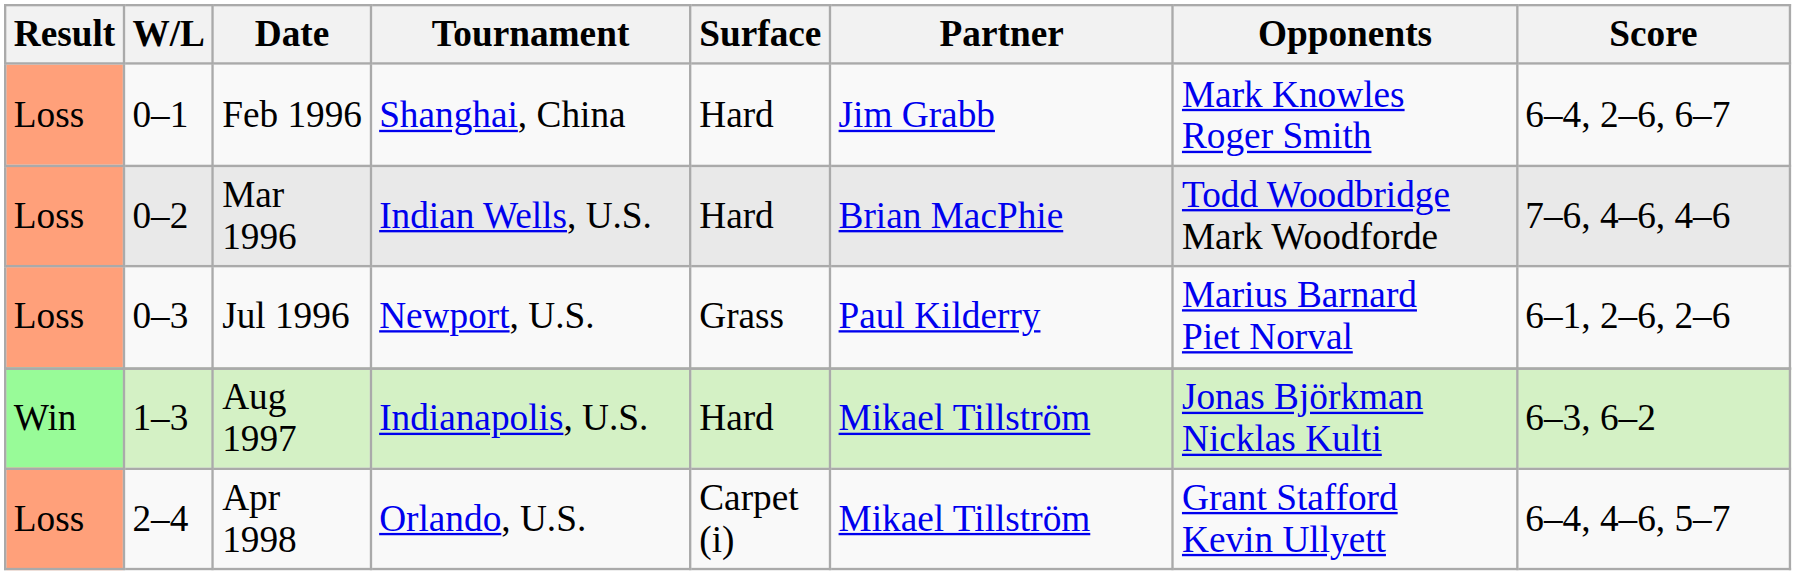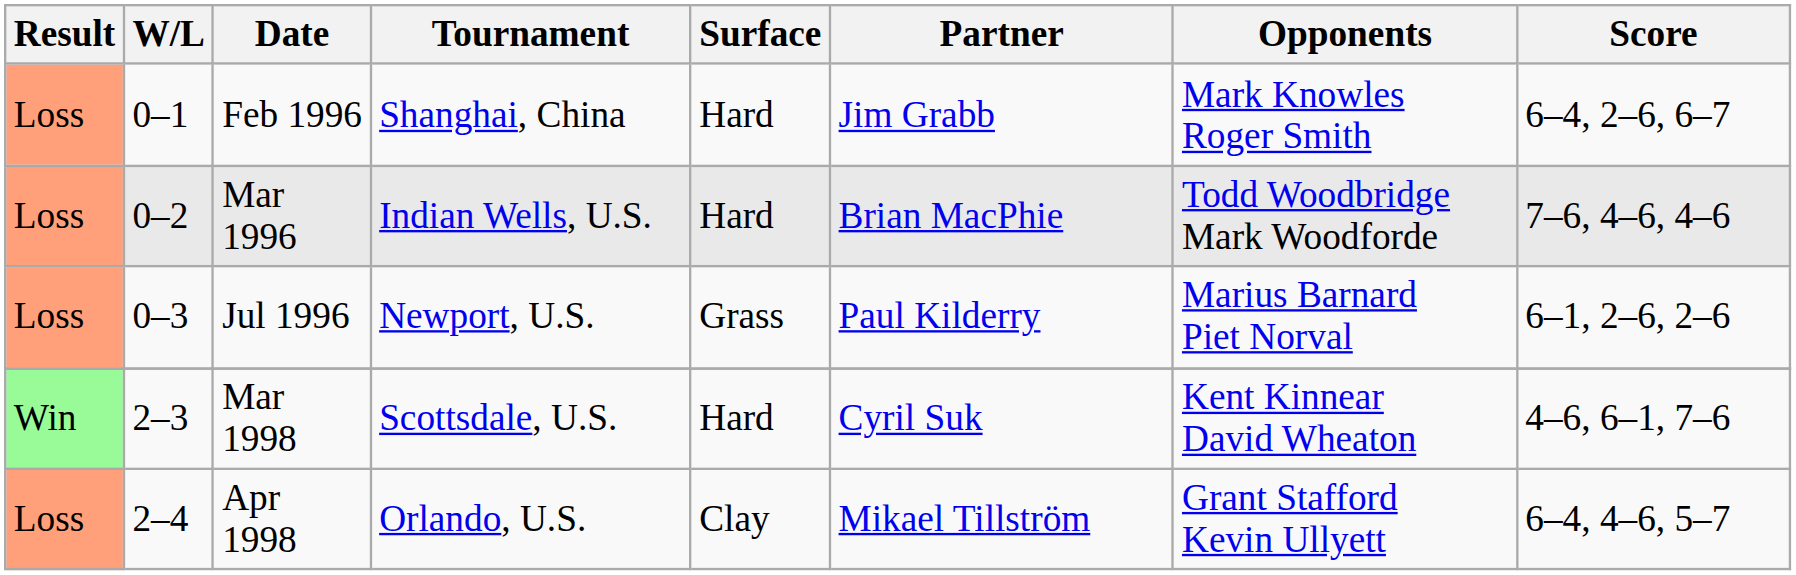- row: (259, 417)
+ row: (259, 417)
(749, 518) Carpet (i) -> (734, 518) Clay
